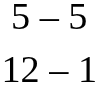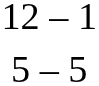rows swapped: (49, 16) <-> (49, 69)
